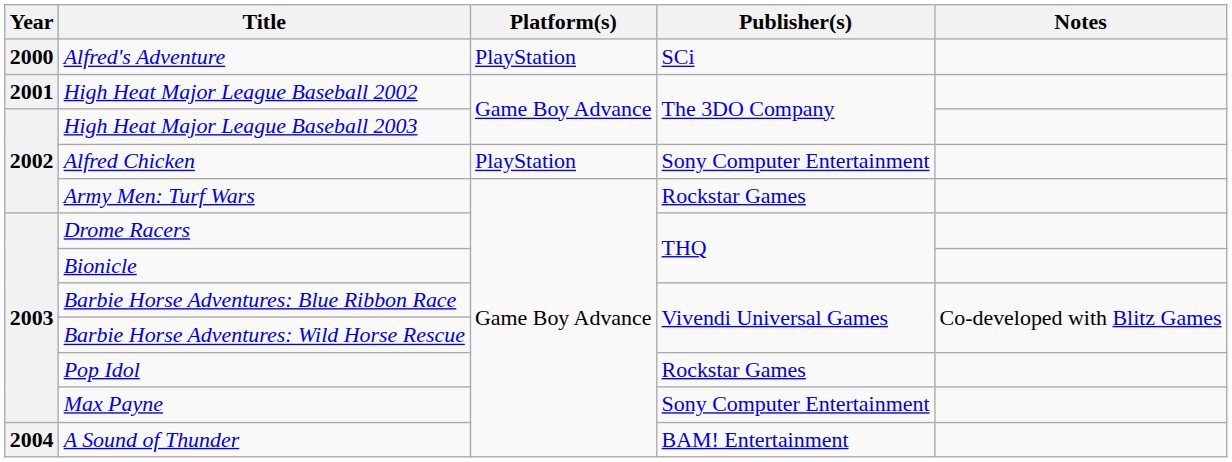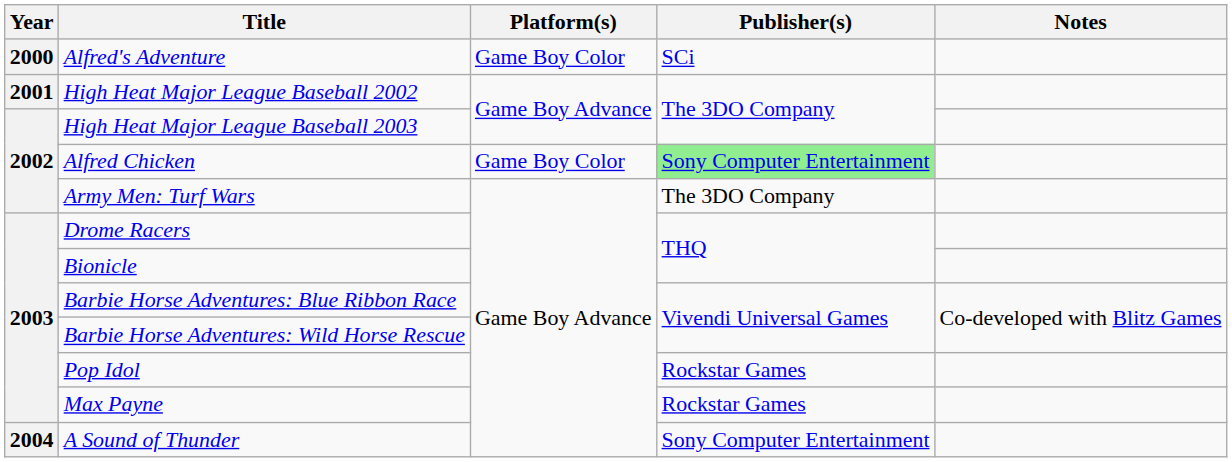(525, 56) PlayStation -> (550, 56) Game Boy Color
(525, 160) PlayStation -> (550, 160) Game Boy Color
(796, 160) no background -> (796, 160) lightgreen background
(734, 195) Rockstar Games -> (748, 195) The 3DO Company
(796, 404) Sony Computer Entertainment -> (734, 404) Rockstar Games
(755, 439) BAM! Entertainment -> (796, 439) Sony Computer Entertainment
